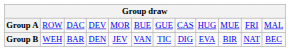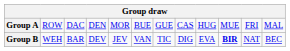(97, 25) DEV -> (97, 25) DEN
(97, 39) DEN -> (97, 39) DEV
(230, 39) normal -> (230, 39) bold
